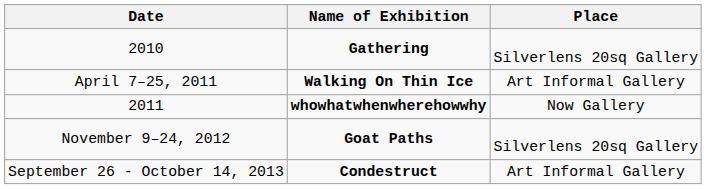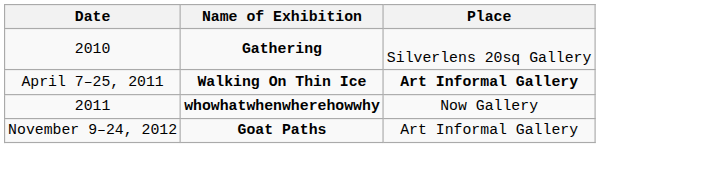(596, 82) normal -> (489, 82) bold
(596, 147) Silverlens 20sq Gallery -> (489, 130) Art Informal Gallery
- row: (146, 172)
